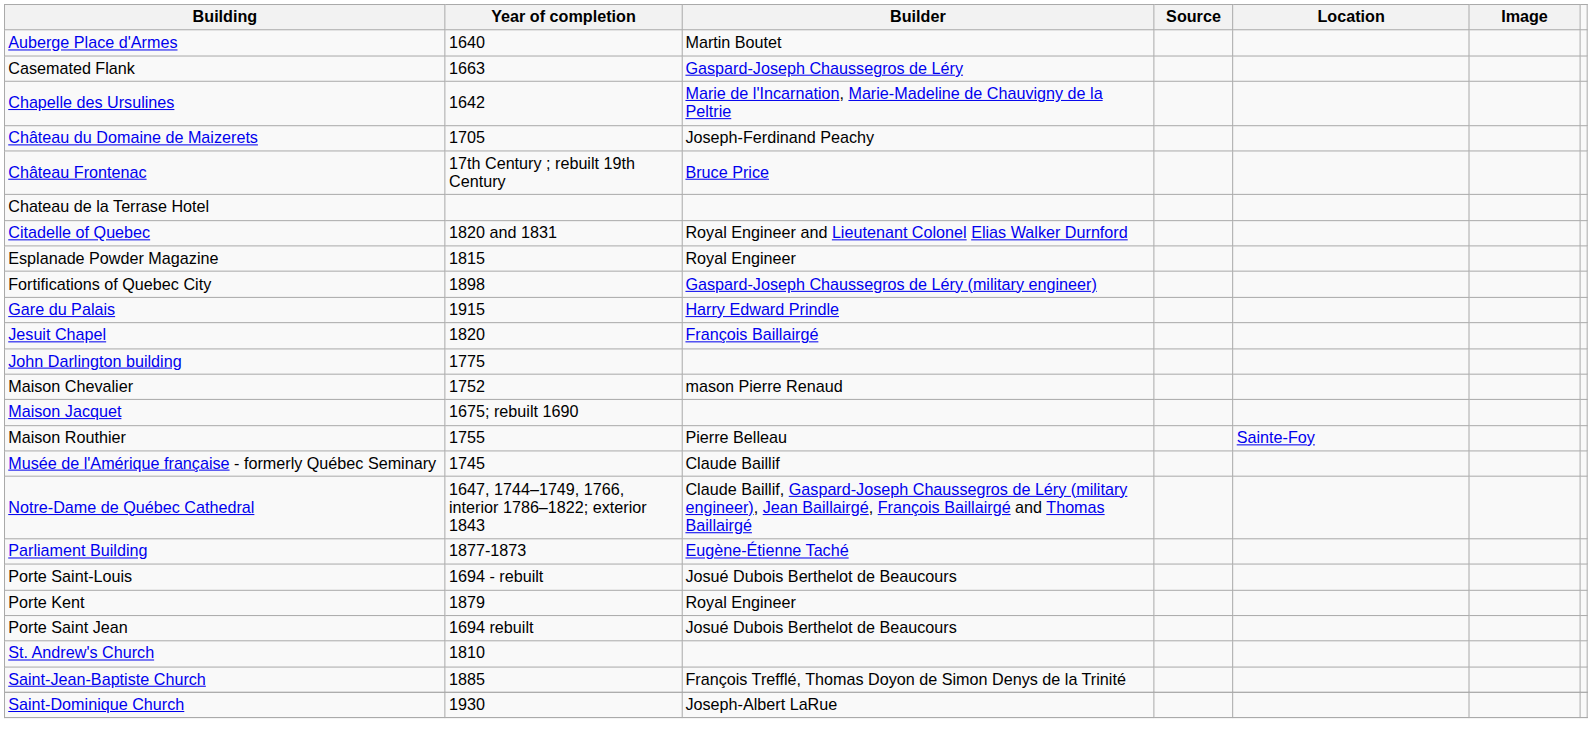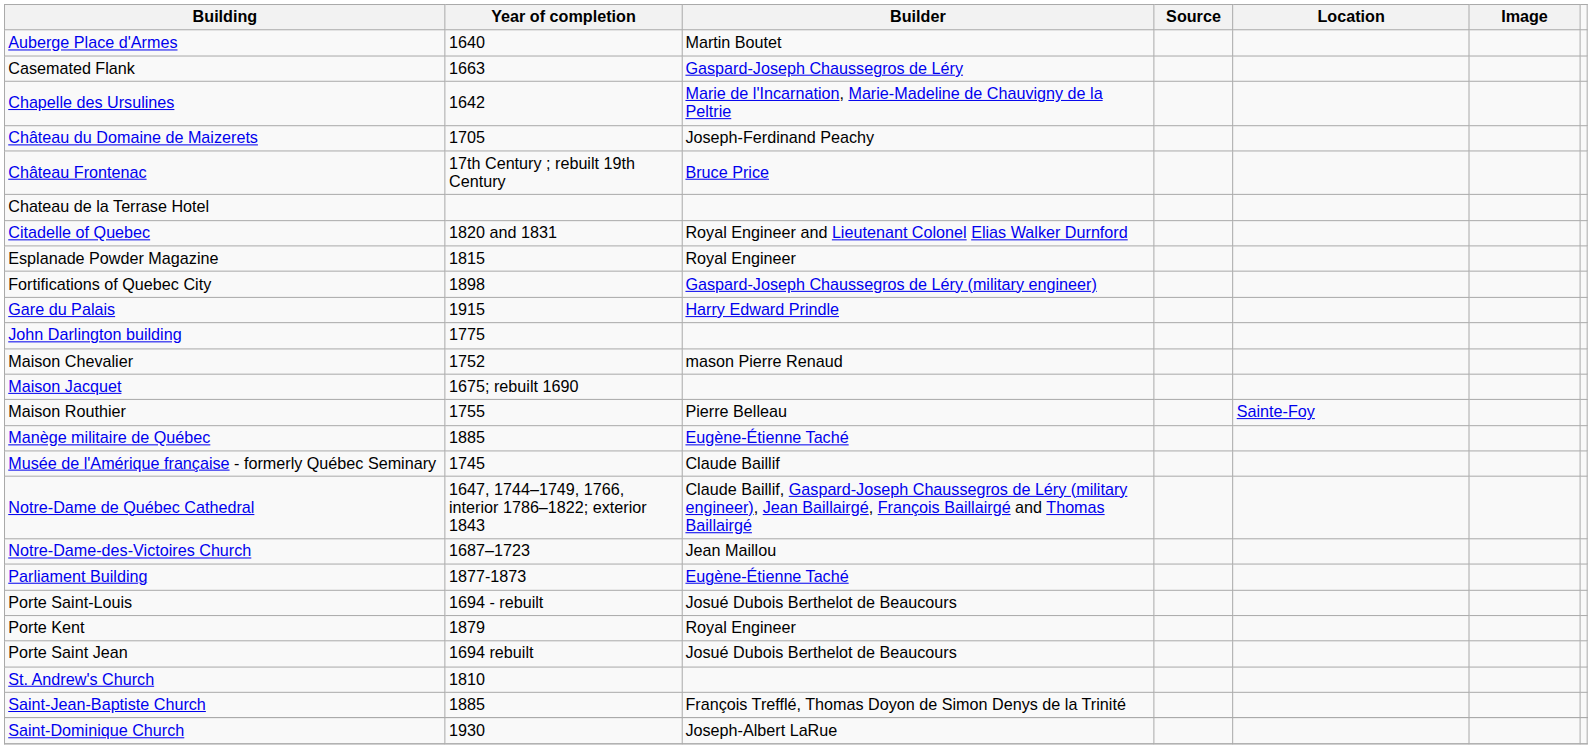- row: (57, 335)
+ row: (109, 438)
+ row: (130, 551)
